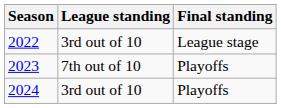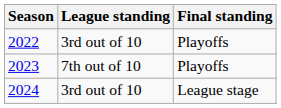(218, 41) League stage -> (203, 41) Playoffs
(203, 90) Playoffs -> (218, 90) League stage
